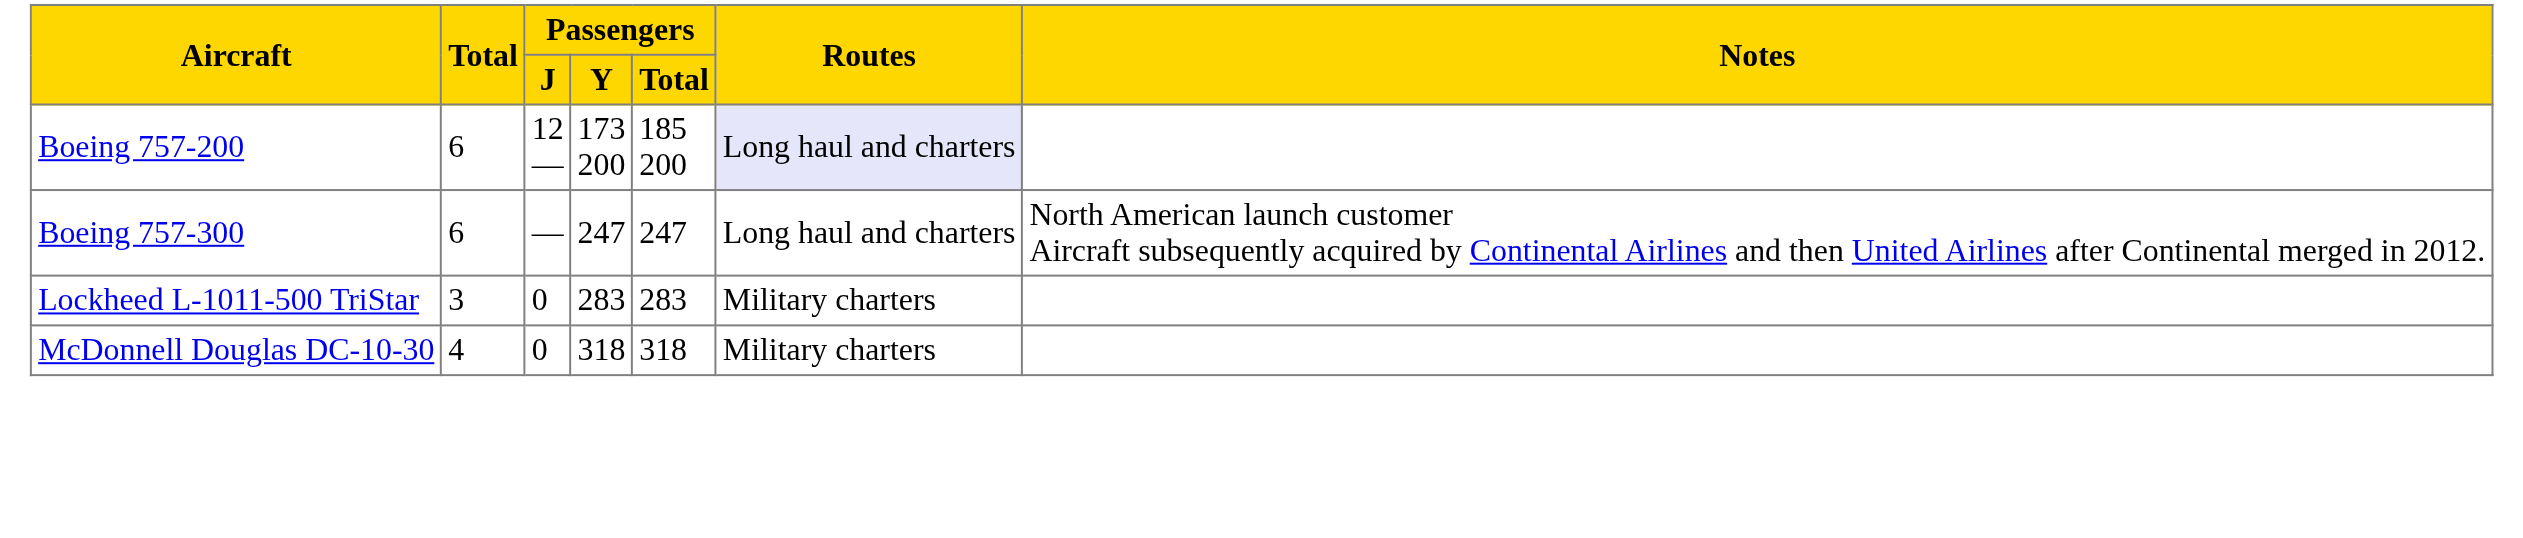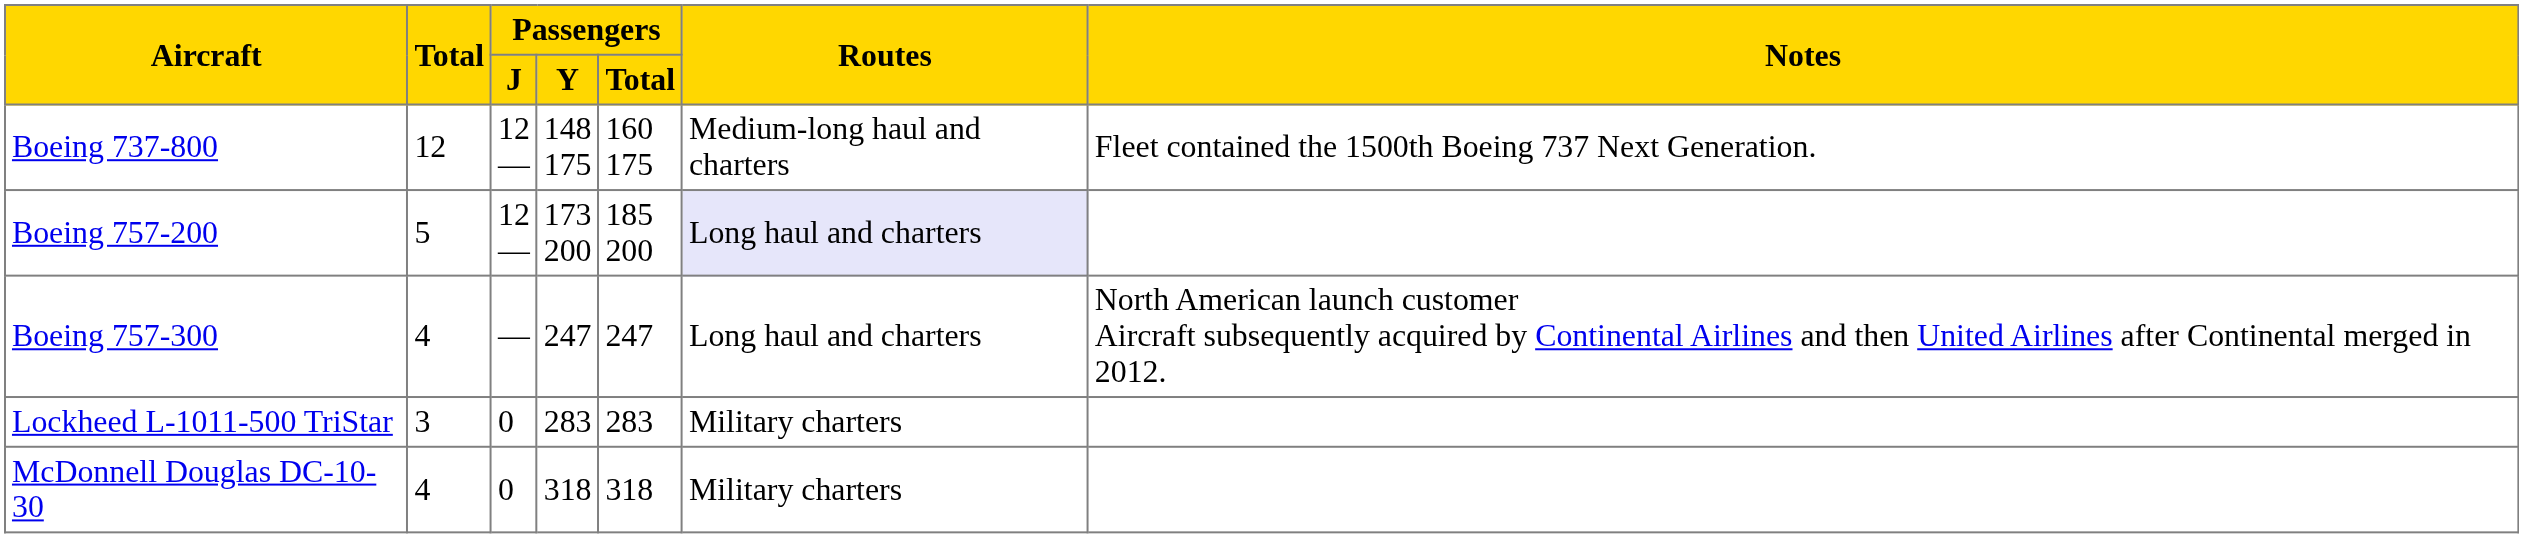+ row: (115, 146)
(456, 146) 6 -> (422, 232) 5
(456, 232) 6 -> (422, 335) 4
